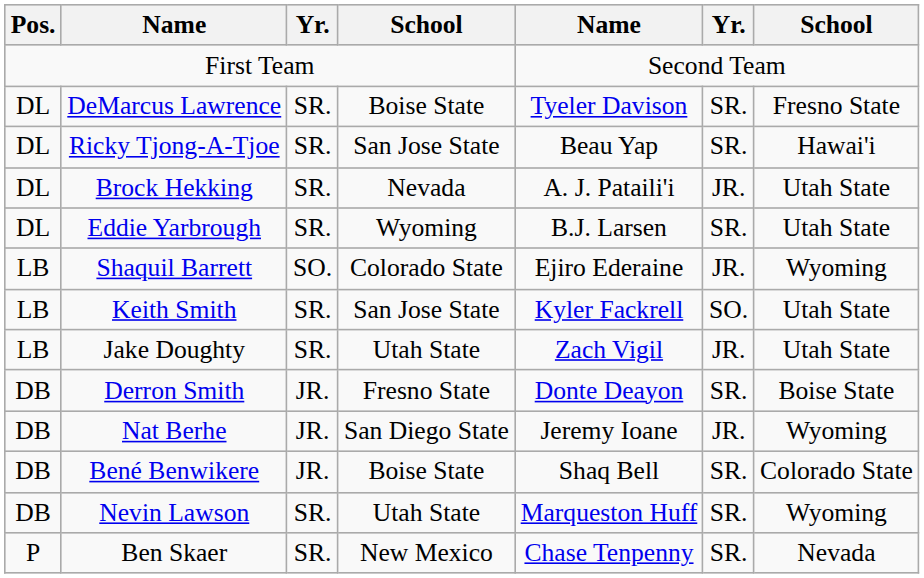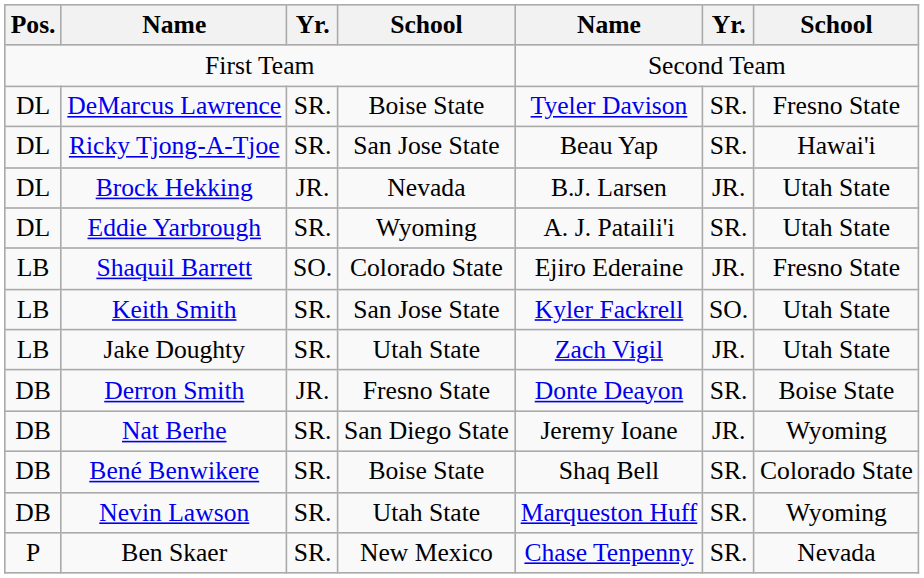(313, 187) SR. -> (313, 187) JR.
(609, 187) A. J. Pataili'i -> (609, 187) B.J. Larsen
(609, 227) B.J. Larsen -> (609, 227) A. J. Pataili'i
(836, 268) Wyoming -> (836, 268) Fresno State
(313, 430) JR. -> (313, 430) SR.
(313, 471) JR. -> (313, 471) SR.
